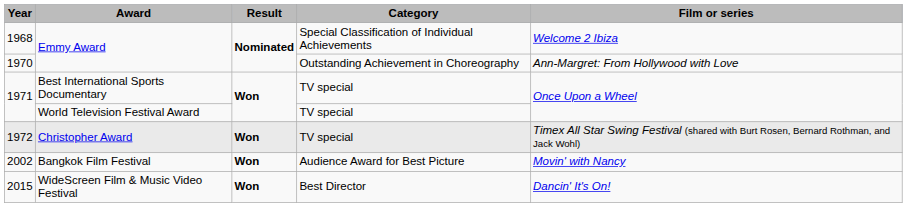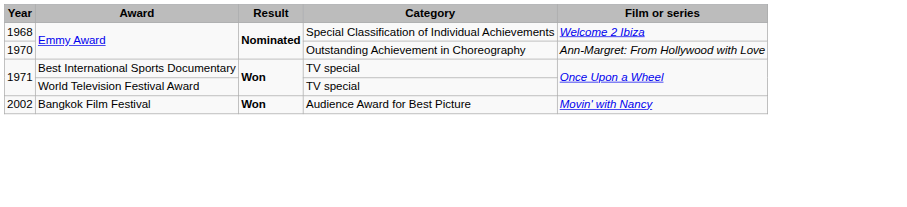- row: (20, 137)
- row: (20, 186)
